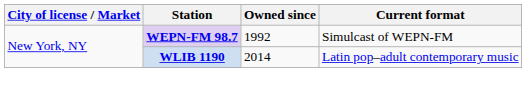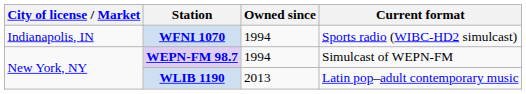+ row: (192, 36)
(257, 36) 1992 -> (257, 57) 1994
(257, 57) 2014 -> (257, 78) 2013
